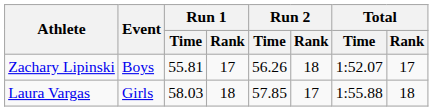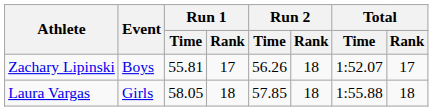(186, 93) 58.03 -> (186, 93) 58.05
(311, 93) 17 -> (311, 93) 18
